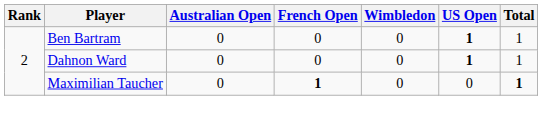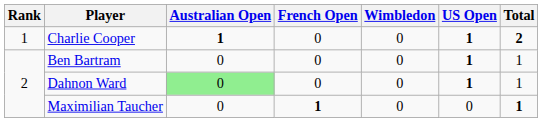+ row: (91, 38)
(220, 60) no background -> (220, 83) lightgreen background
